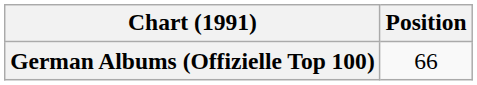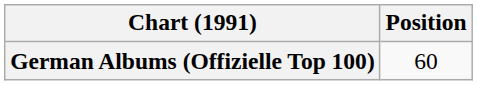(426, 60) 66 -> (426, 60) 60
